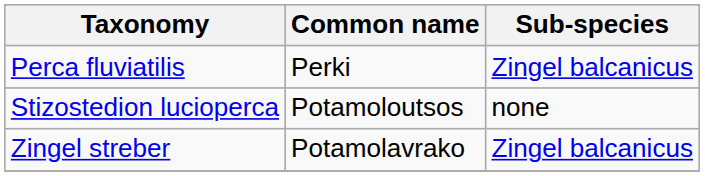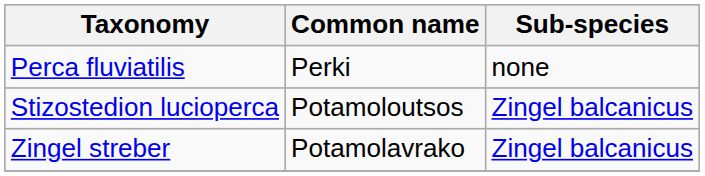(592, 66) Zingel balcanicus -> (520, 66) none
(520, 107) none -> (592, 107) Zingel balcanicus
